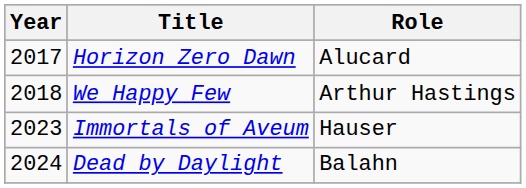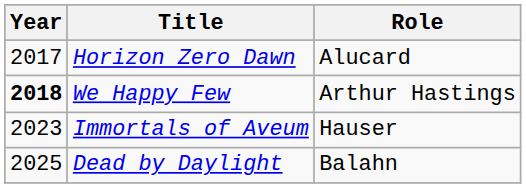(36, 94) normal -> (36, 94) bold
(36, 165) 2024 -> (36, 165) 2025
